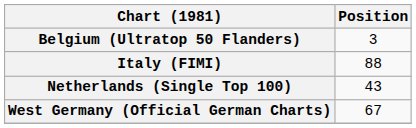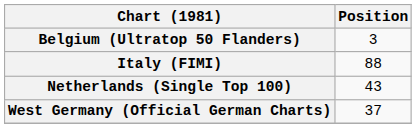(373, 111) 67 -> (373, 111) 37
